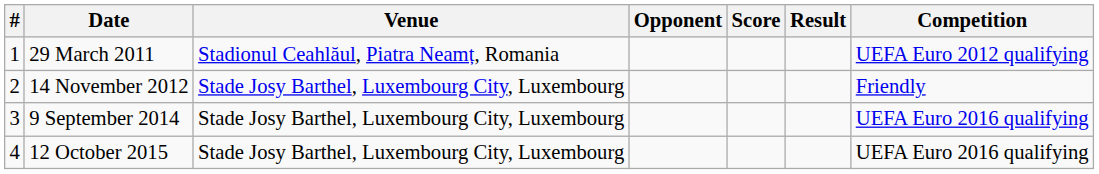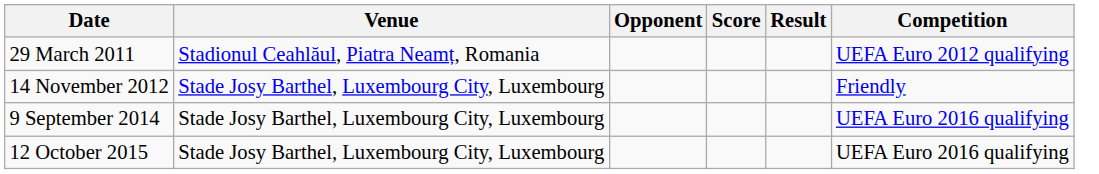- column: (15, 20)
